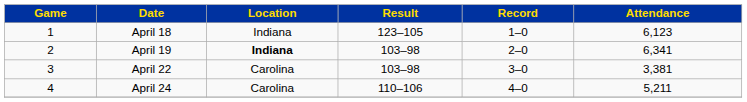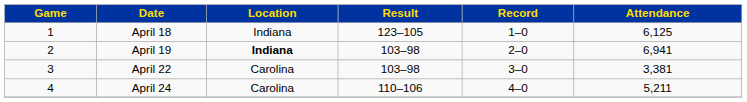(658, 32) 6,123 -> (658, 32) 6,125
(658, 50) 6,341 -> (658, 50) 6,941
